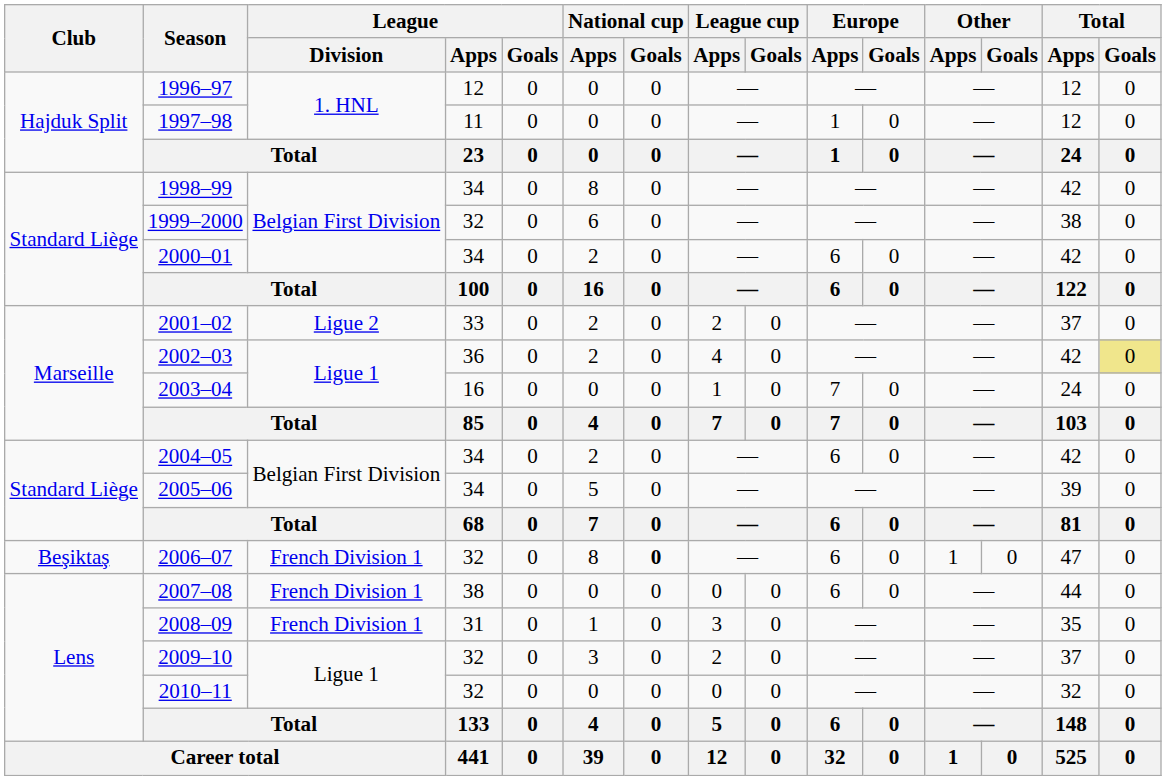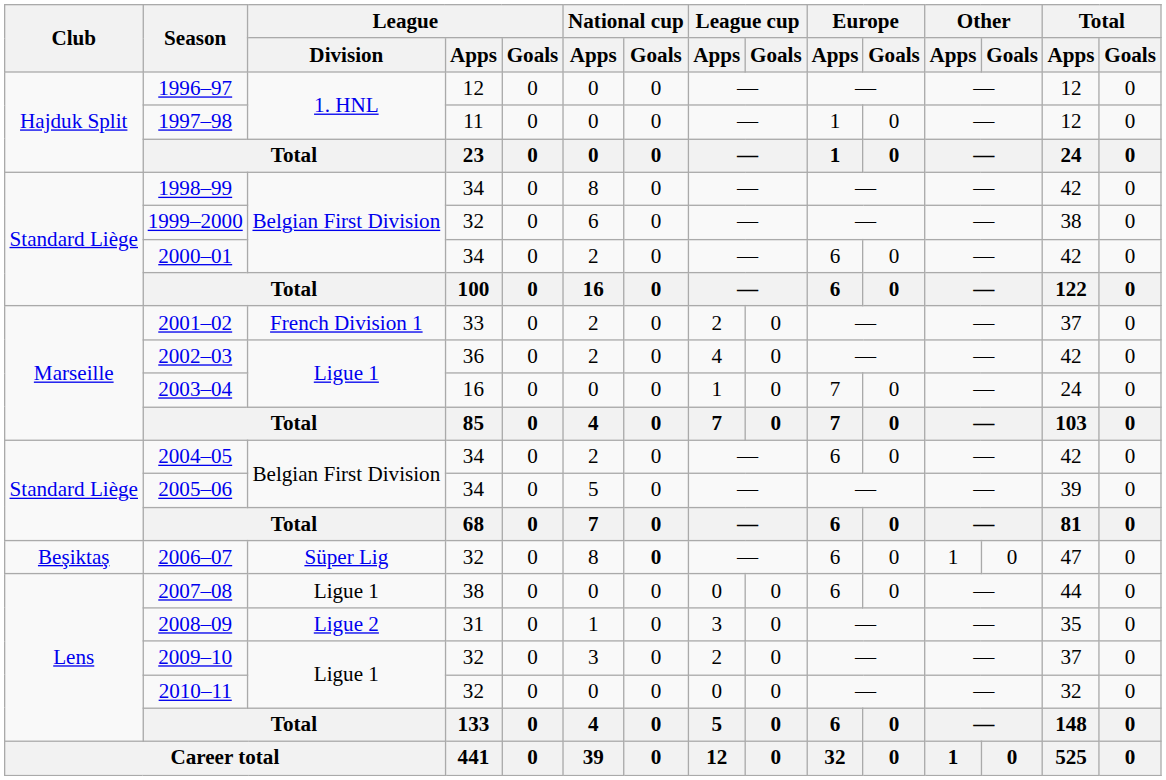(346, 322) Ligue 2 -> (346, 322) French Division 1
(1130, 356) khaki background -> (1130, 356) no background
(346, 557) French Division 1 -> (346, 557) Süper Lig
(346, 590) French Division 1 -> (346, 590) Ligue 1
(346, 624) French Division 1 -> (346, 624) Ligue 2
